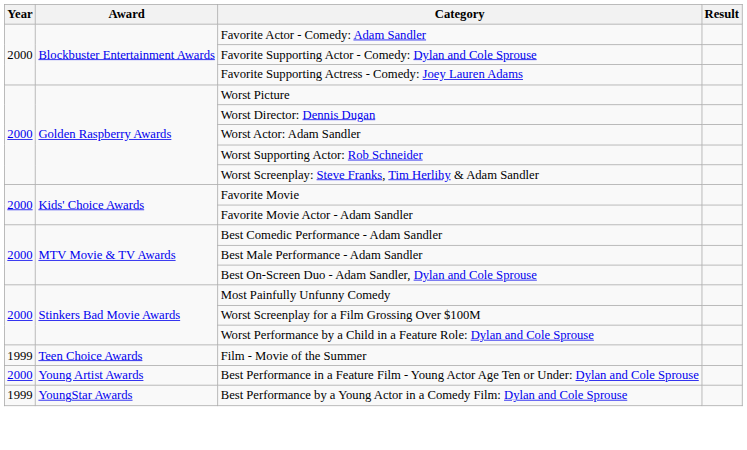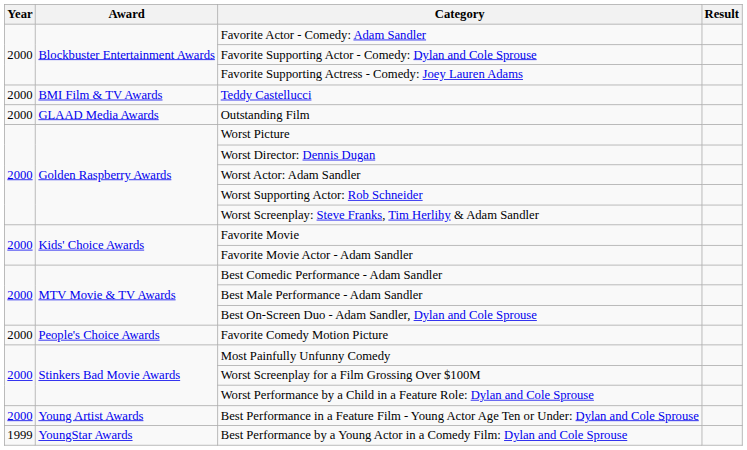+ row: (266, 94)
+ row: (265, 114)
+ row: (304, 335)
- row: (294, 355)
